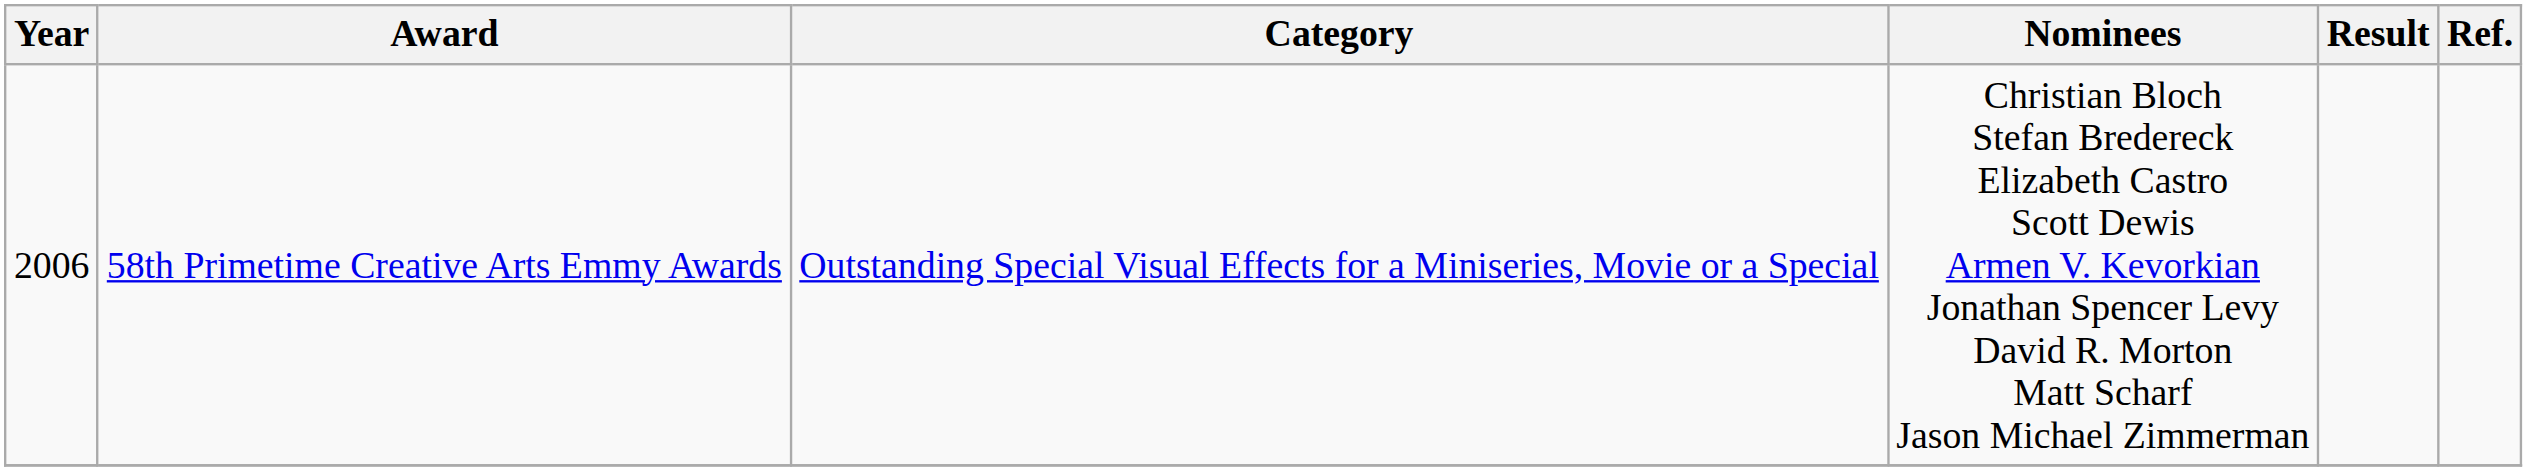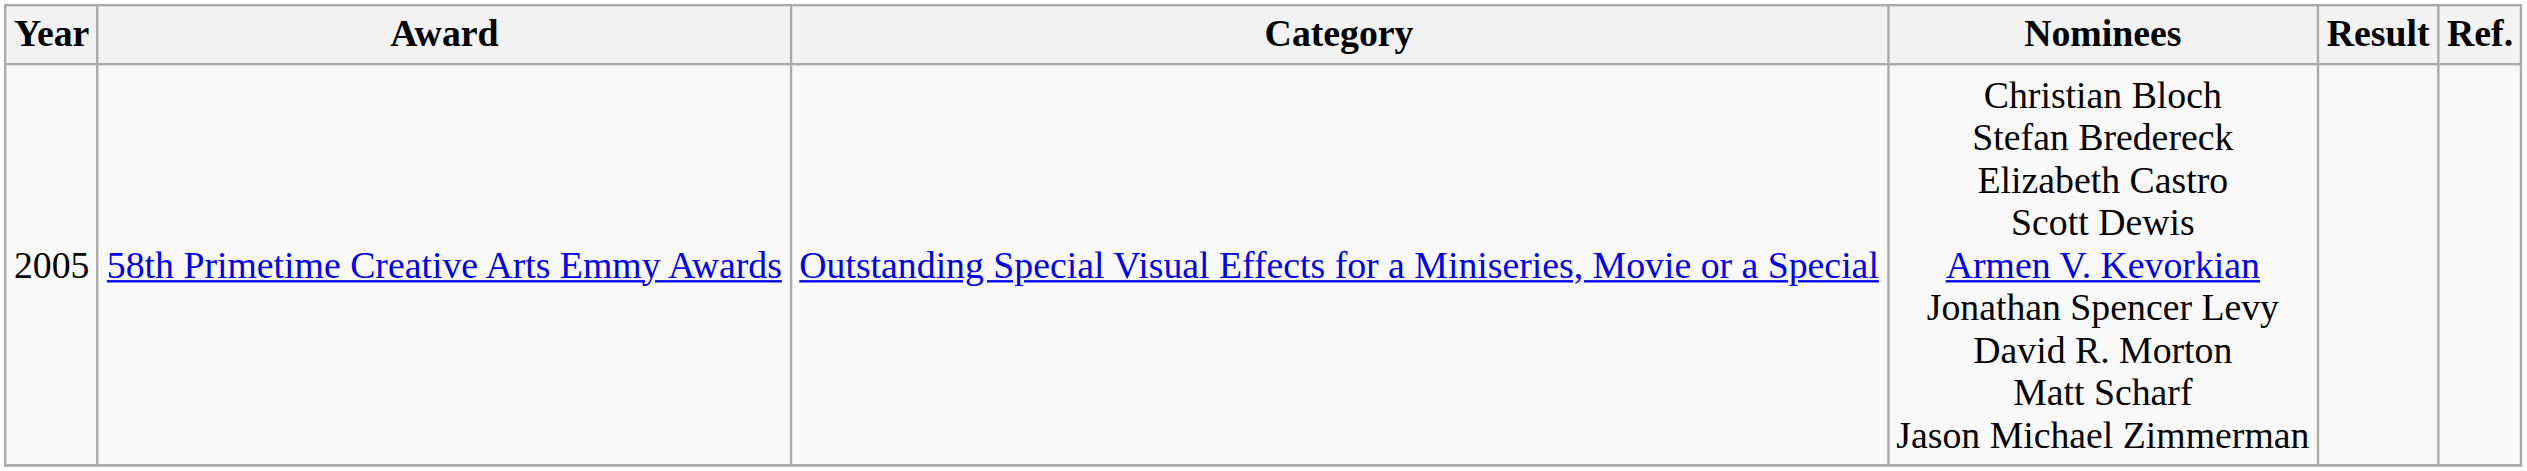(52, 264) 2006 -> (52, 264) 2005
